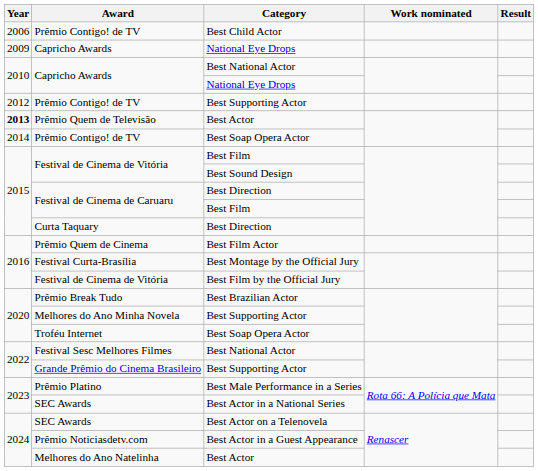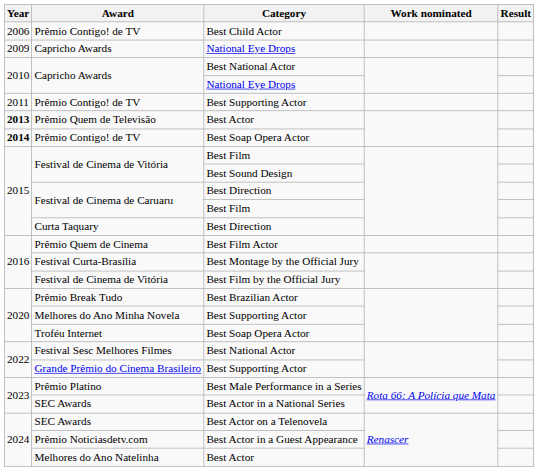(18, 102) 2012 -> (18, 102) 2011
(18, 137) normal -> (18, 137) bold
